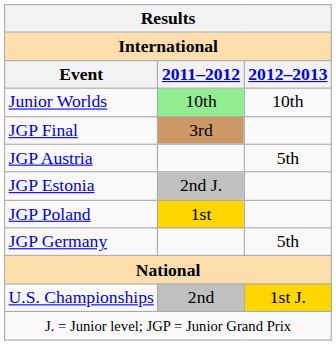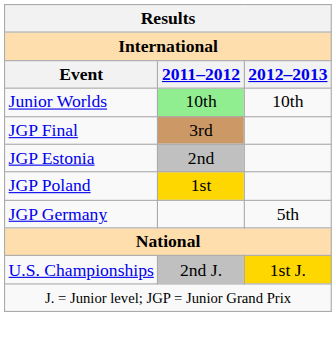- row: (51, 158)
(201, 185) 2nd J. -> (201, 158) 2nd
(201, 297) 2nd -> (201, 269) 2nd J.
